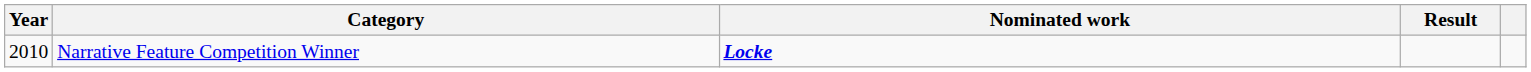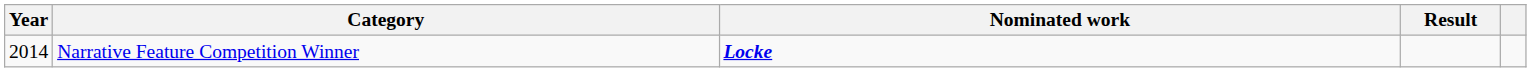(29, 50) 2010 -> (29, 50) 2014
